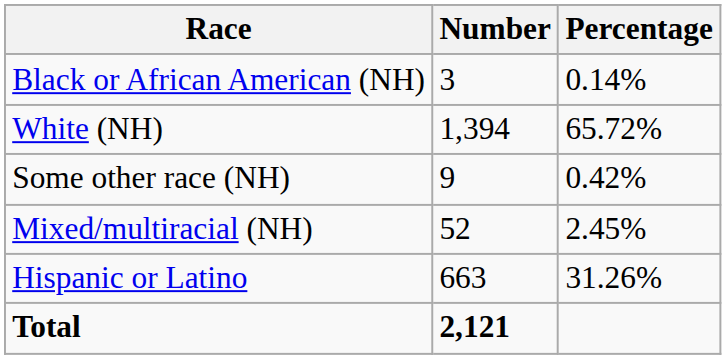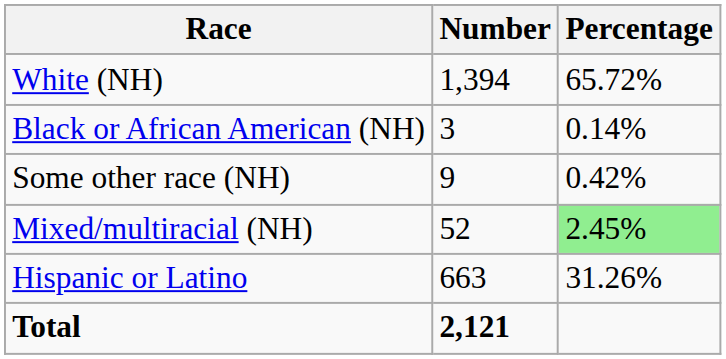rows swapped: (88, 128) <-> (219, 79)
(606, 228) no background -> (606, 228) lightgreen background
